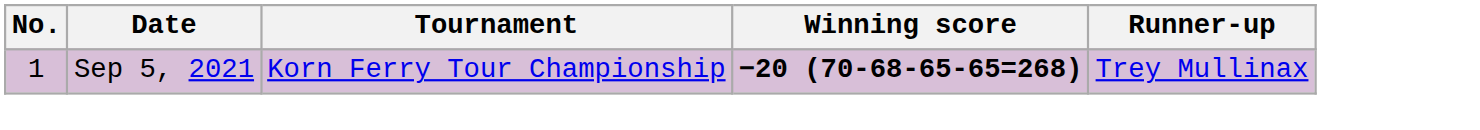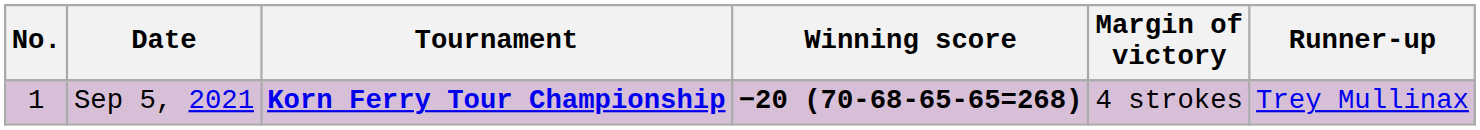+ column: (1169, 43)
(496, 72) normal -> (496, 102) bold
